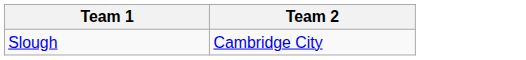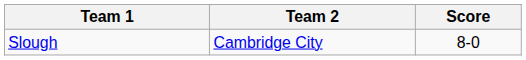+ column: (468, 17)
